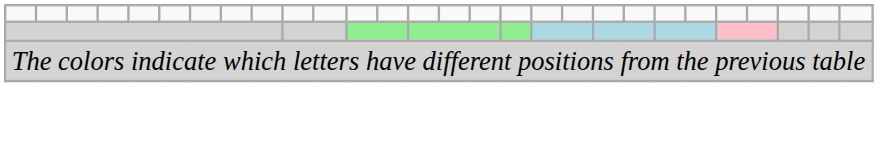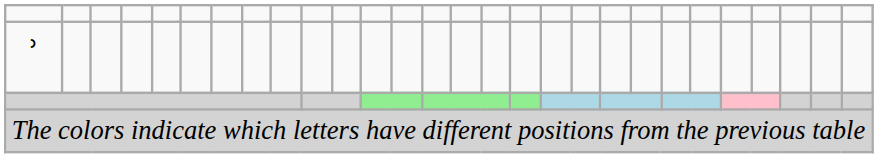+ row: (33, 56)
